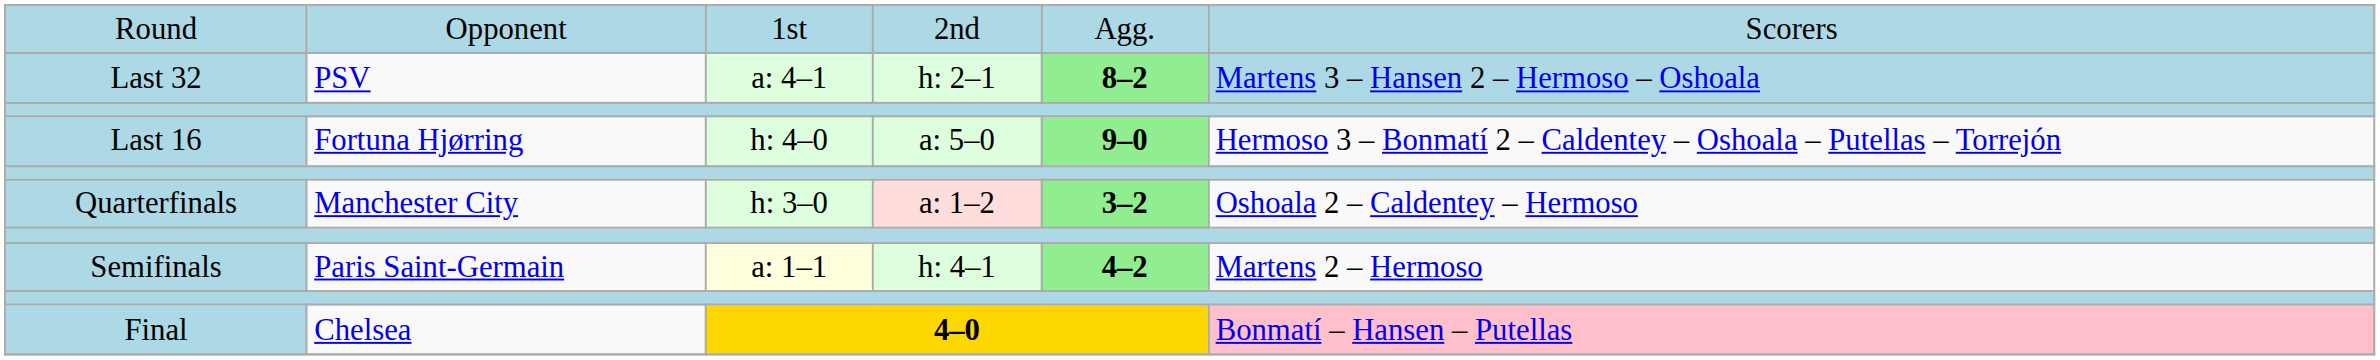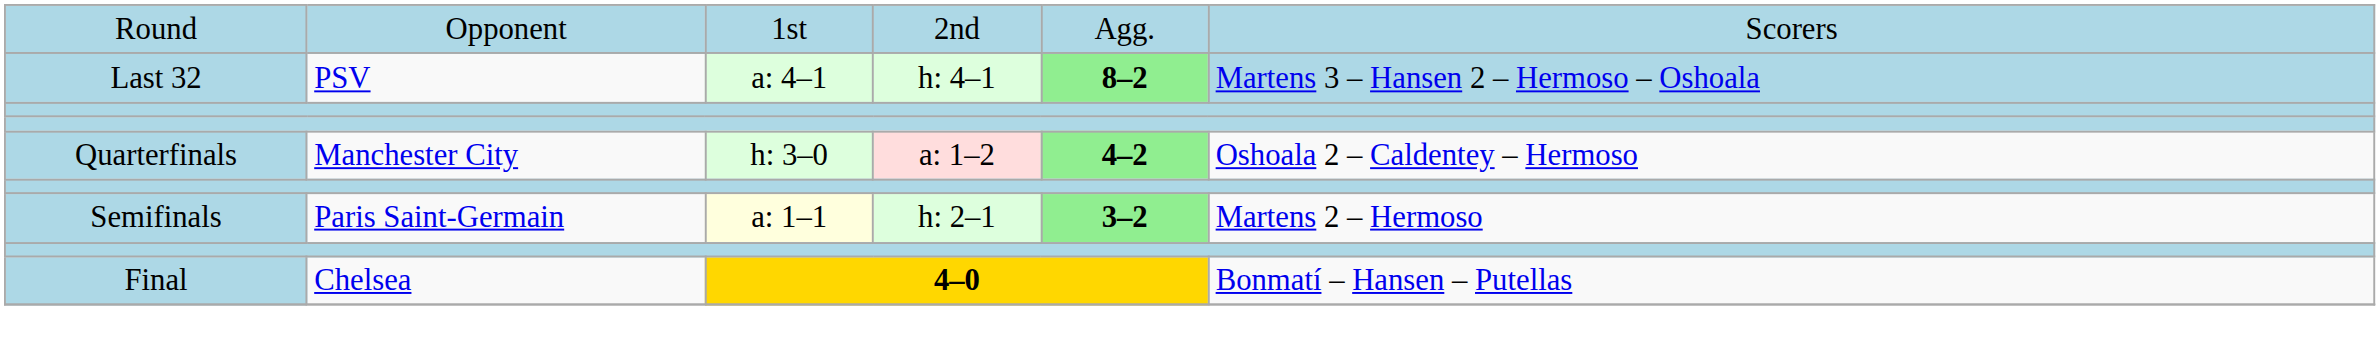(957, 77) h: 2–1 -> (957, 77) h: 4–1
- row: (156, 140)
(1125, 203) 3–2 -> (1125, 154) 4–2
(957, 266) h: 4–1 -> (957, 217) h: 2–1
(1125, 266) 4–2 -> (1125, 217) 3–2
(1394, 329) pink background -> (1394, 280) no background
